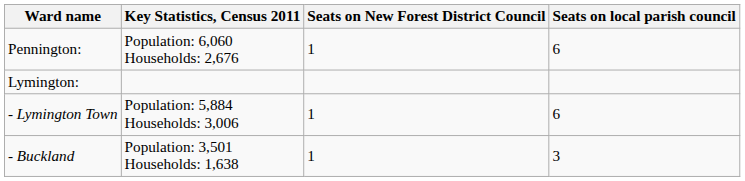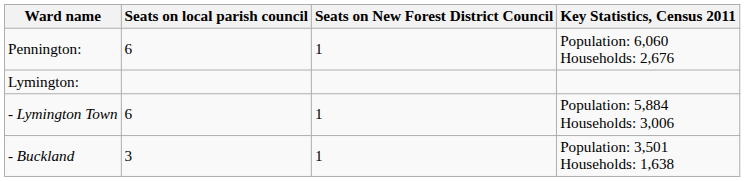columns swapped: (212, 16) <-> (644, 16)
